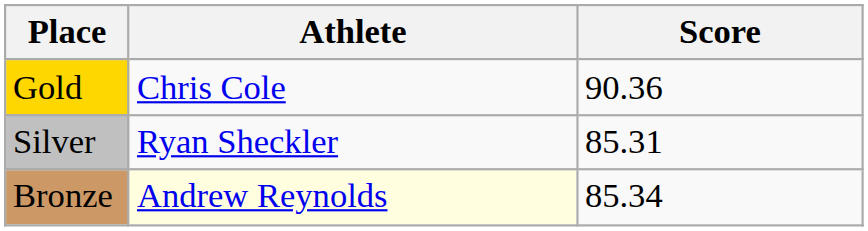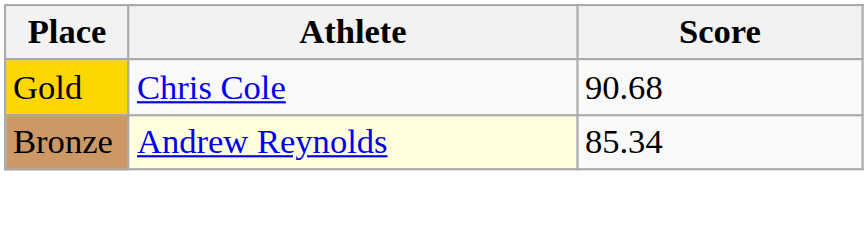(624, 86) 90.36 -> (624, 86) 90.68
- row: (54, 141)
